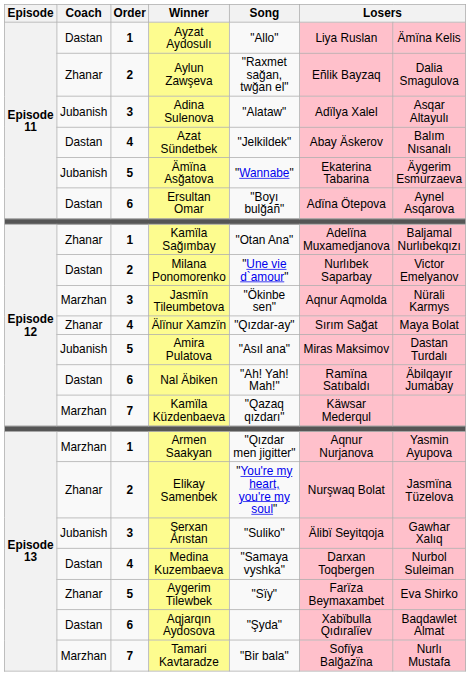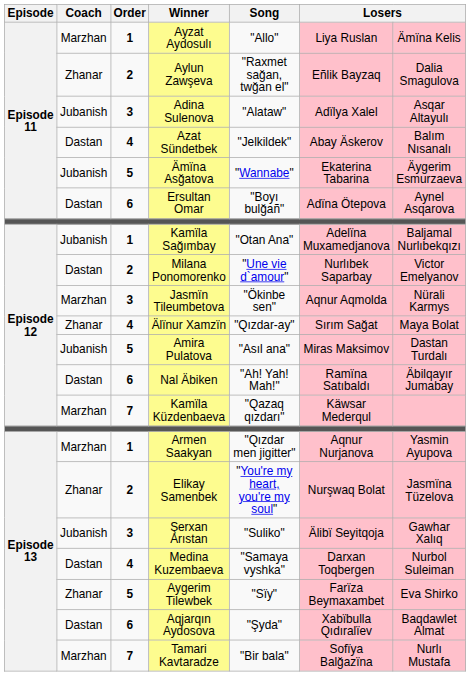(84, 38) Dastan -> (84, 38) Marzhan
(84, 239) Zhanar -> (84, 239) Jubanish
